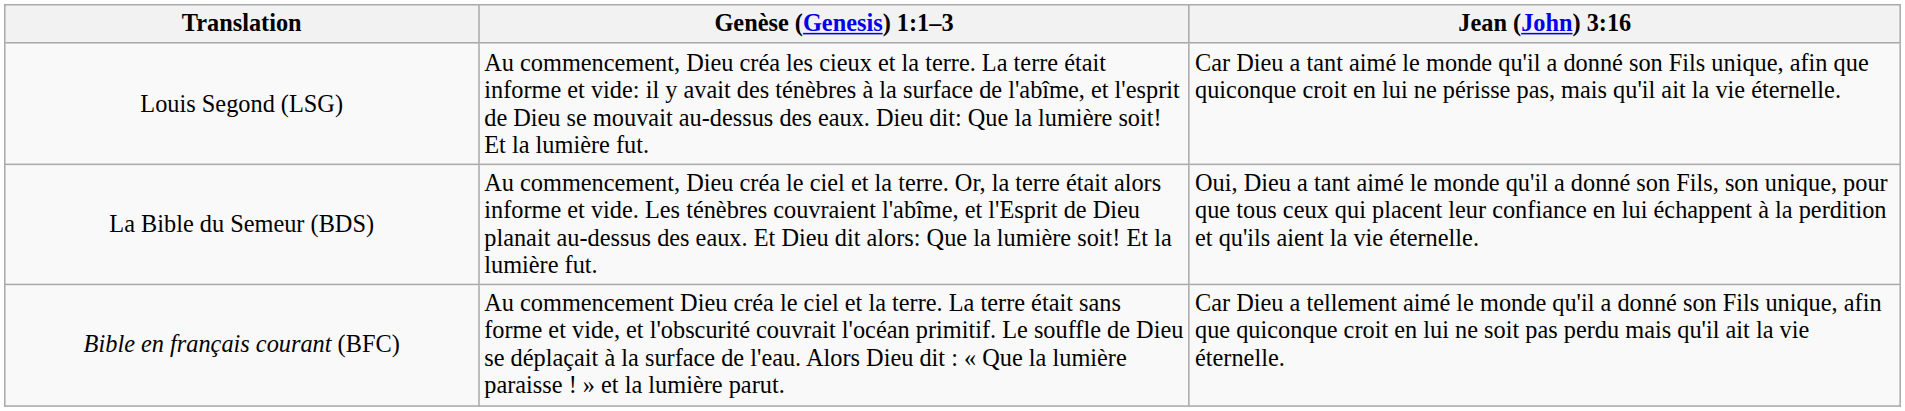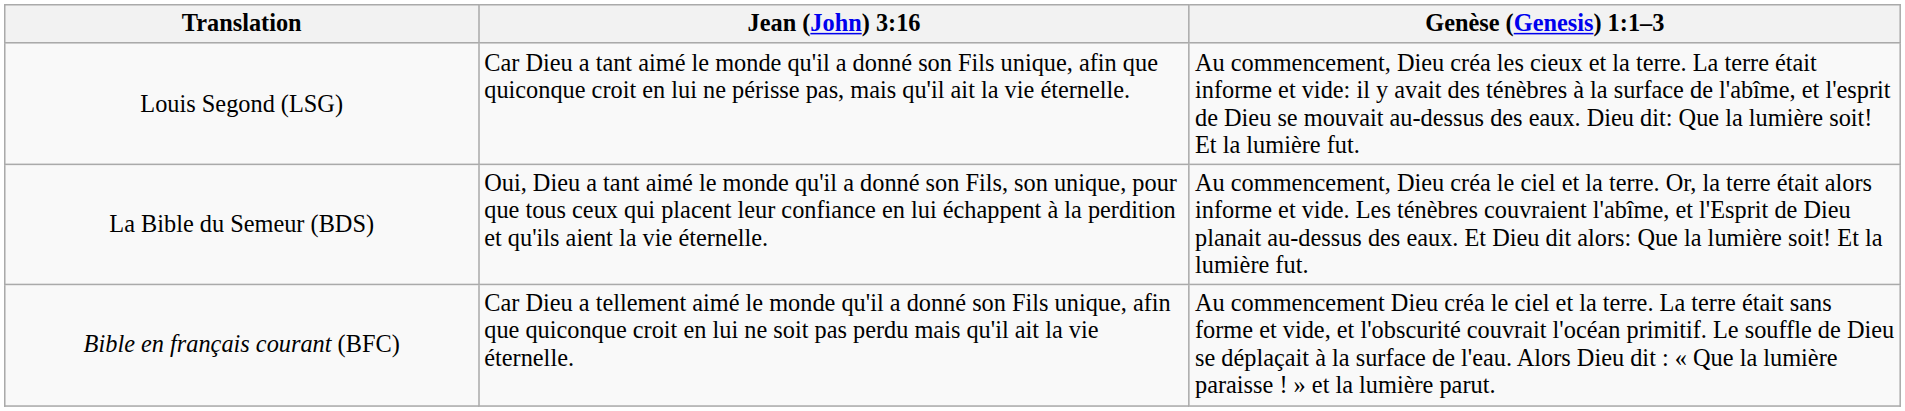columns swapped: (834, 23) <-> (1545, 23)
